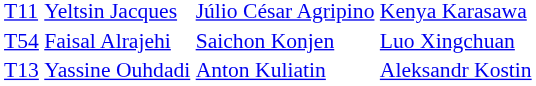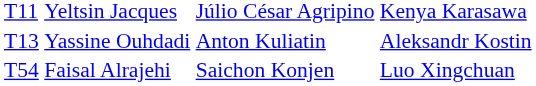rows swapped: (117, 70) <-> (108, 40)
